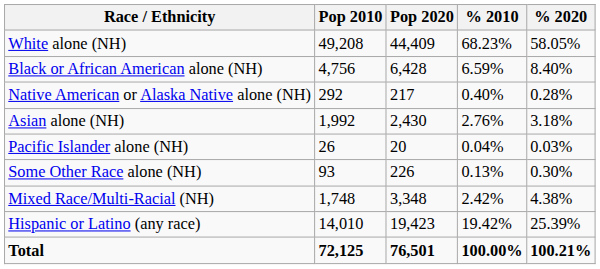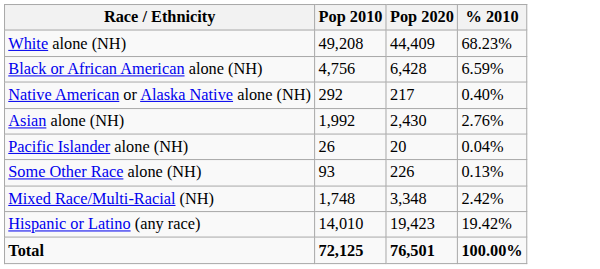- column: (561, 17)
